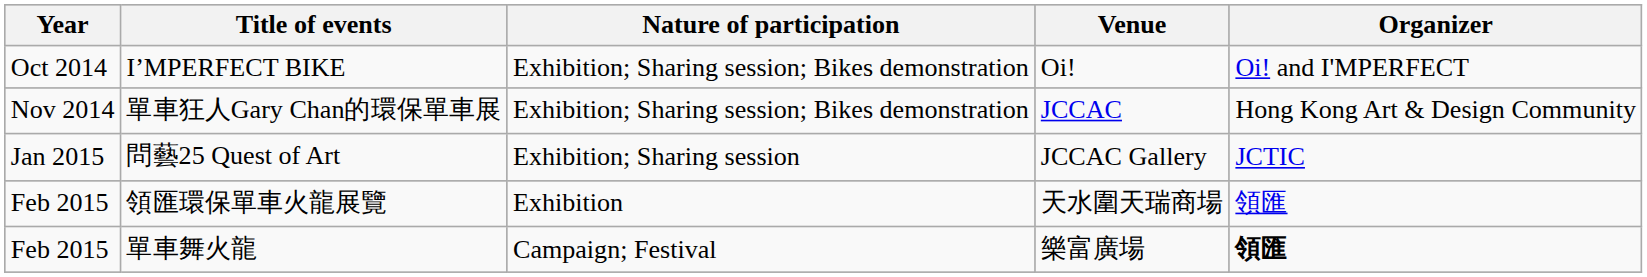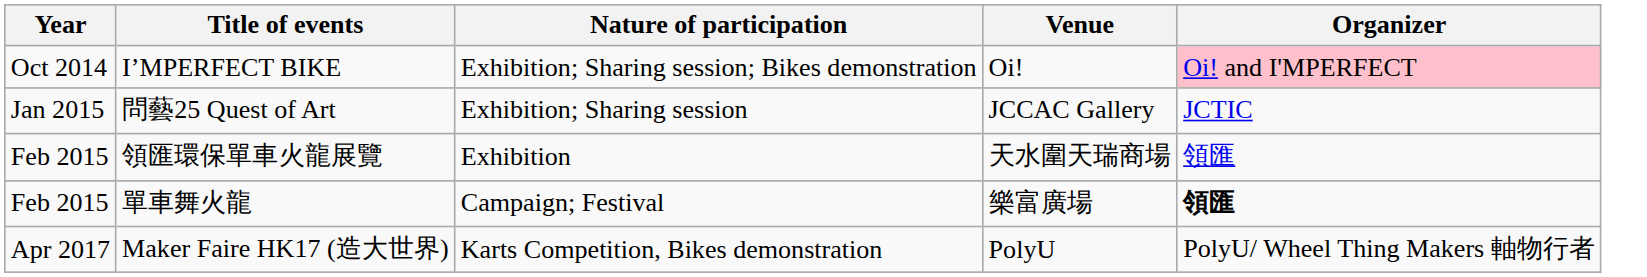(1352, 66) no background -> (1300, 66) pink background
- row: (314, 109)
+ row: (285, 248)
